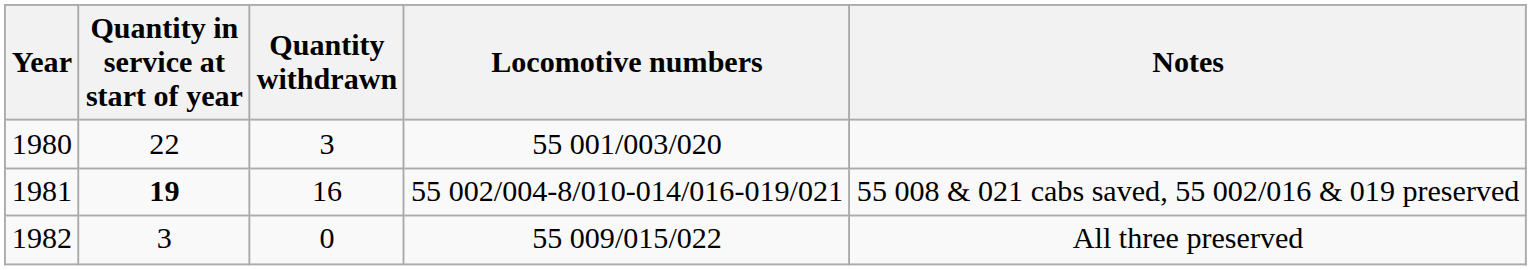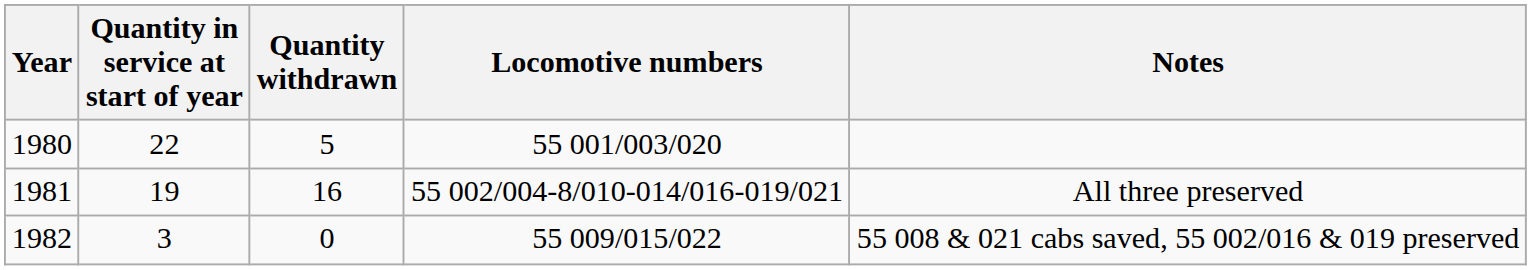(327, 143) 3 -> (327, 143) 5
(164, 191) bold -> (164, 191) normal
(1188, 191) 55 008 & 021 cabs saved, 55 002/016 & 019 preserved -> (1188, 191) All three preserved
(1188, 239) All three preserved -> (1188, 239) 55 008 & 021 cabs saved, 55 002/016 & 019 preserved
